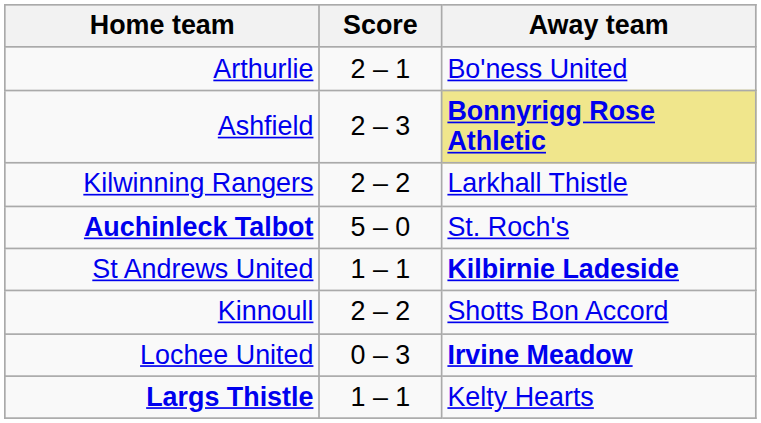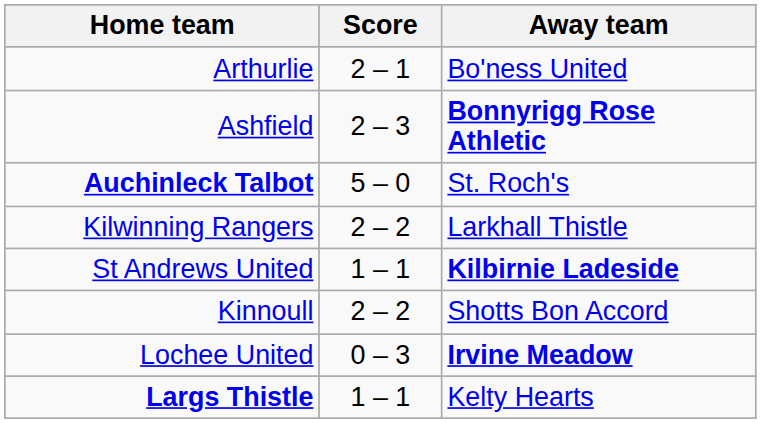(551, 126) khaki background -> (551, 126) no background
rows swapped: (199, 226) <-> (198, 183)
